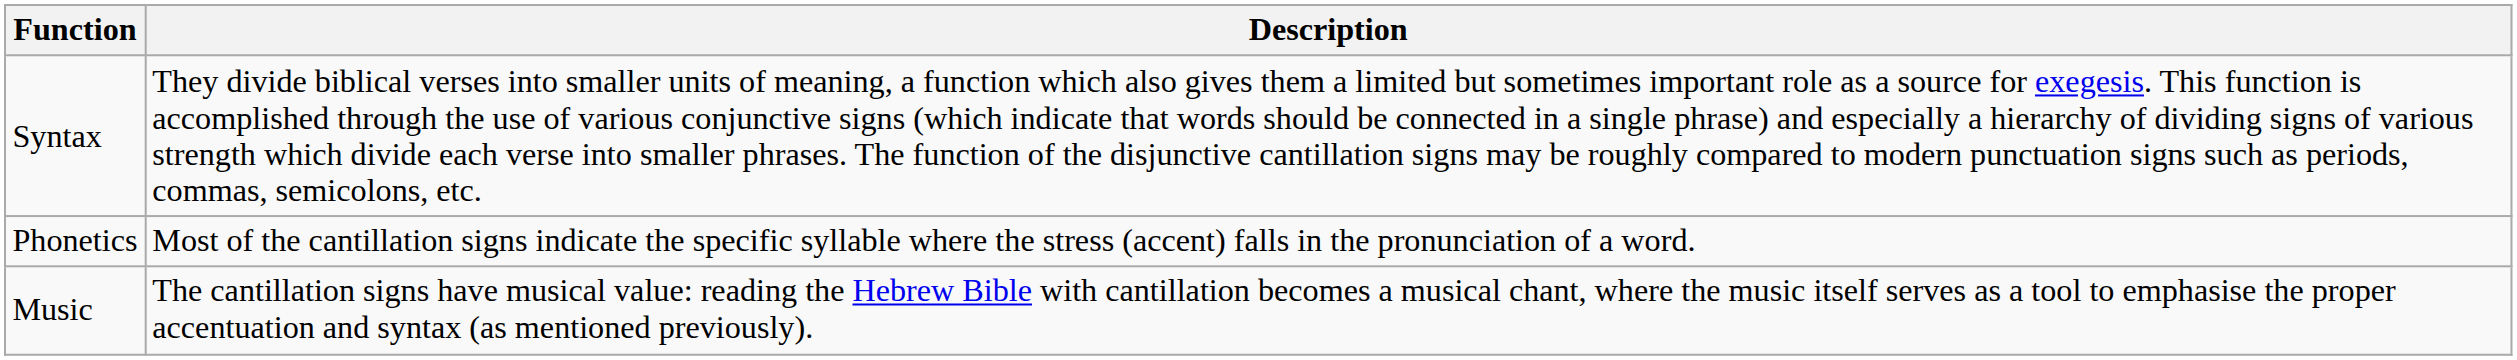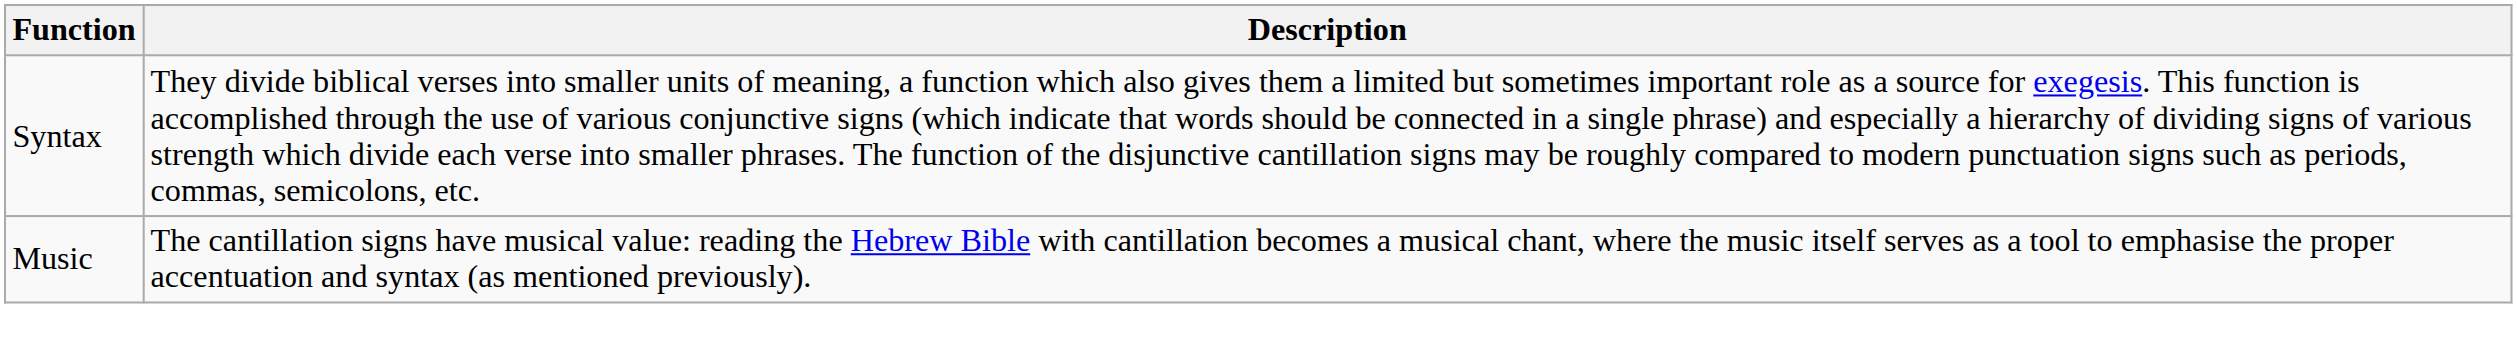- row: (75, 240)
